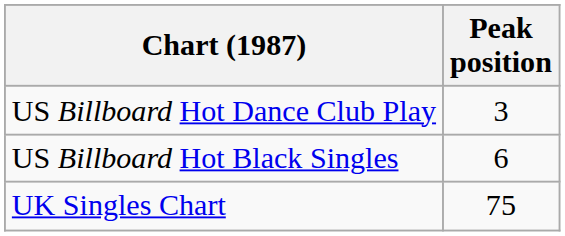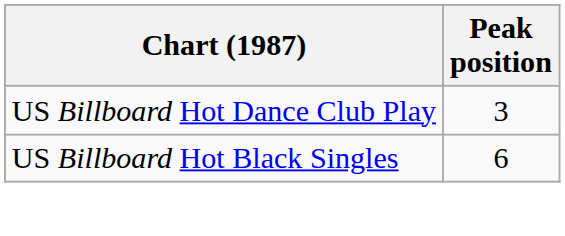- row: (119, 205)
